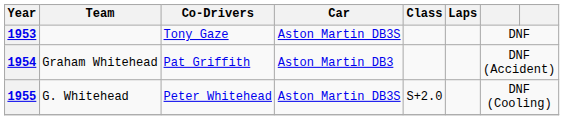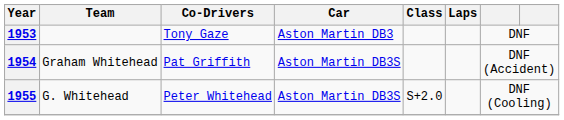(339, 35) Aston Martin DB3S -> (336, 35) Aston Martin DB3
(336, 62) Aston Martin DB3 -> (339, 62) Aston Martin DB3S
